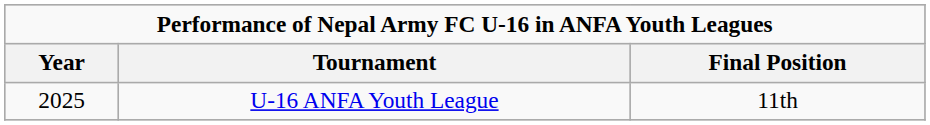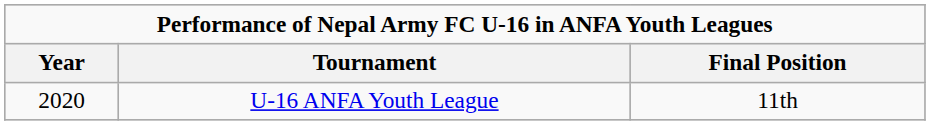(62, 101) 2025 -> (62, 101) 2020
